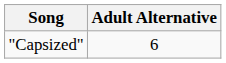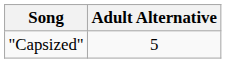(154, 44) 6 -> (154, 44) 5
